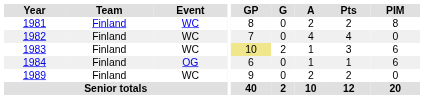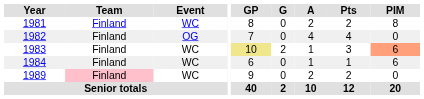(190, 36) WC -> (190, 36) OG
(395, 49) no background -> (395, 49) lightsalmon background
(190, 62) OG -> (190, 62) WC
(109, 75) no background -> (109, 75) pink background
